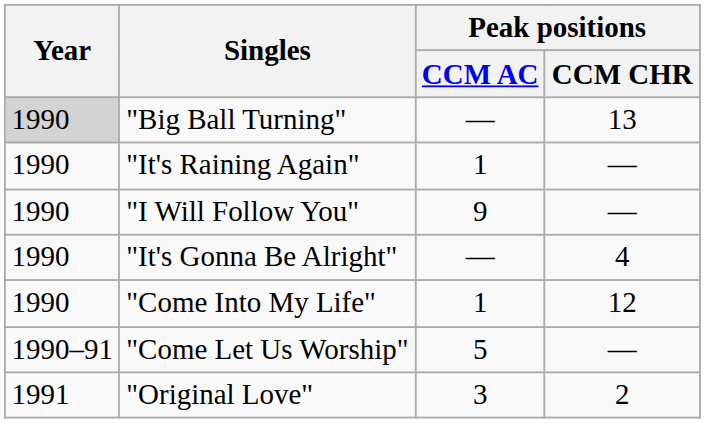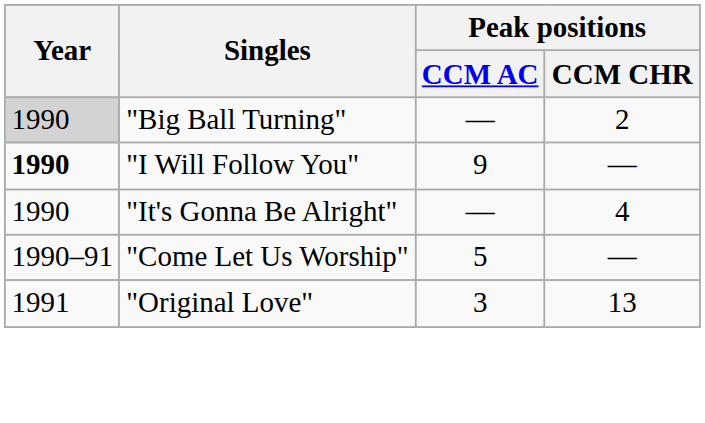(622, 119) 13 -> (622, 119) 2
- row: (243, 165)
(41, 211) normal -> (41, 165) bold
- row: (251, 303)
(622, 394) 2 -> (622, 303) 13
